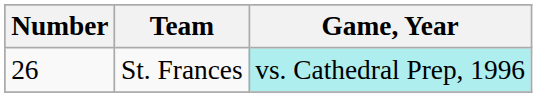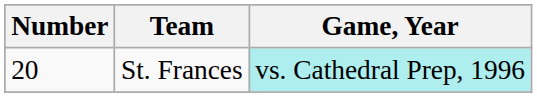(25, 69) 26 -> (25, 69) 20
